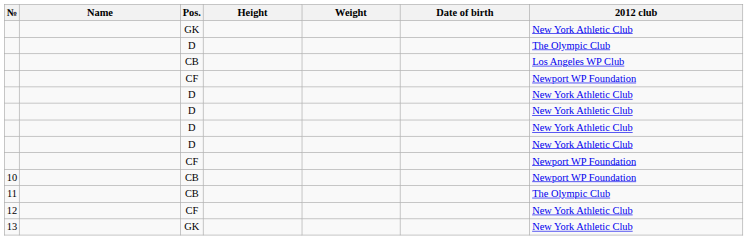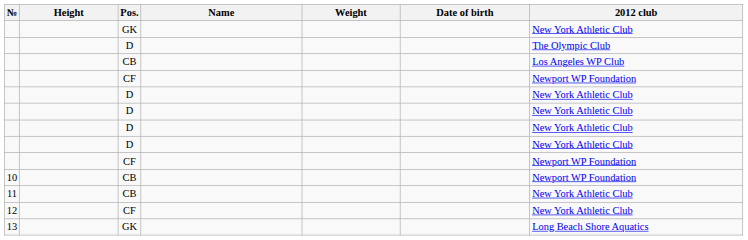columns swapped: (100, 12) <-> (253, 12)
(571, 194) The Olympic Club -> (582, 194) New York Athletic Club
(582, 227) New York Athletic Club -> (590, 227) Long Beach Shore Aquatics
